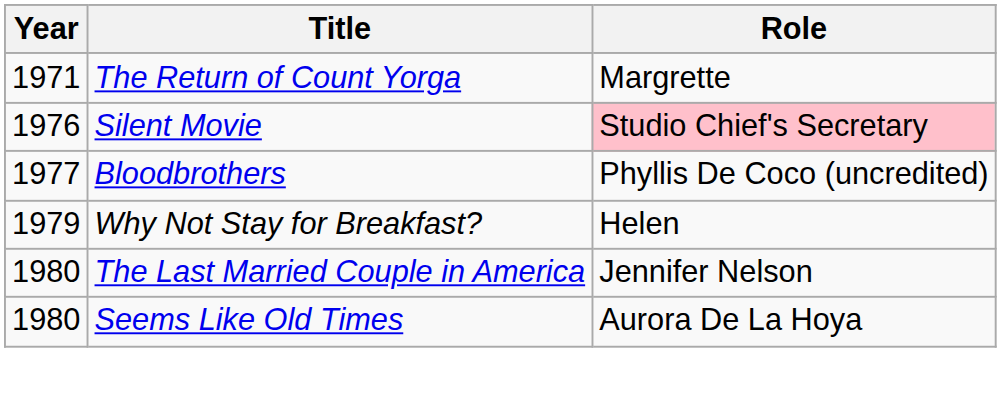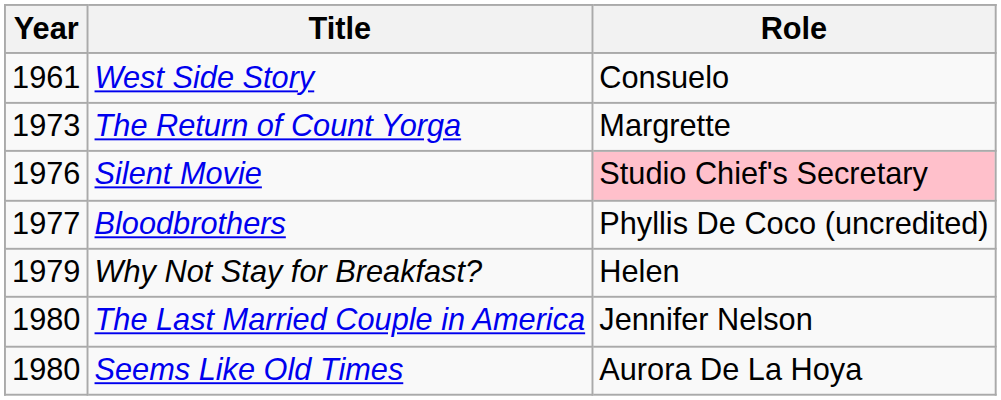+ row: (204, 77)
(46, 77) 1971 -> (46, 126) 1973
